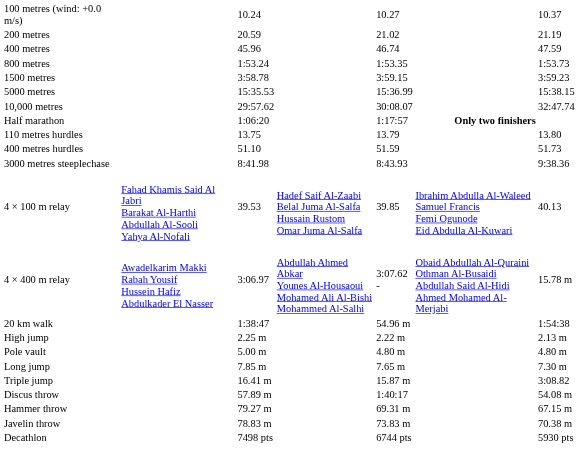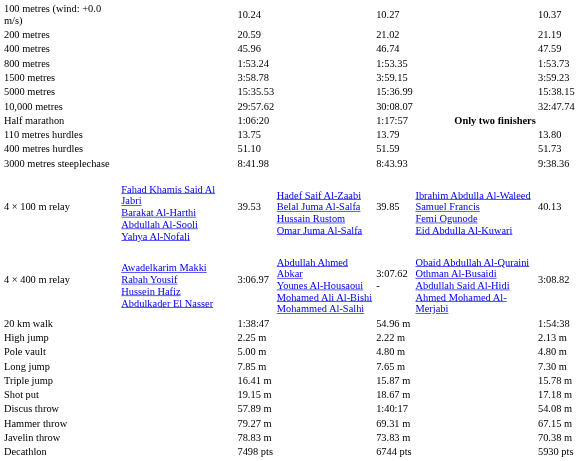(555, 280) 15.78 m -> (554, 280) 3:08.82
(554, 380) 3:08.82 -> (555, 380) 15.78 m
+ row: (21, 395)
